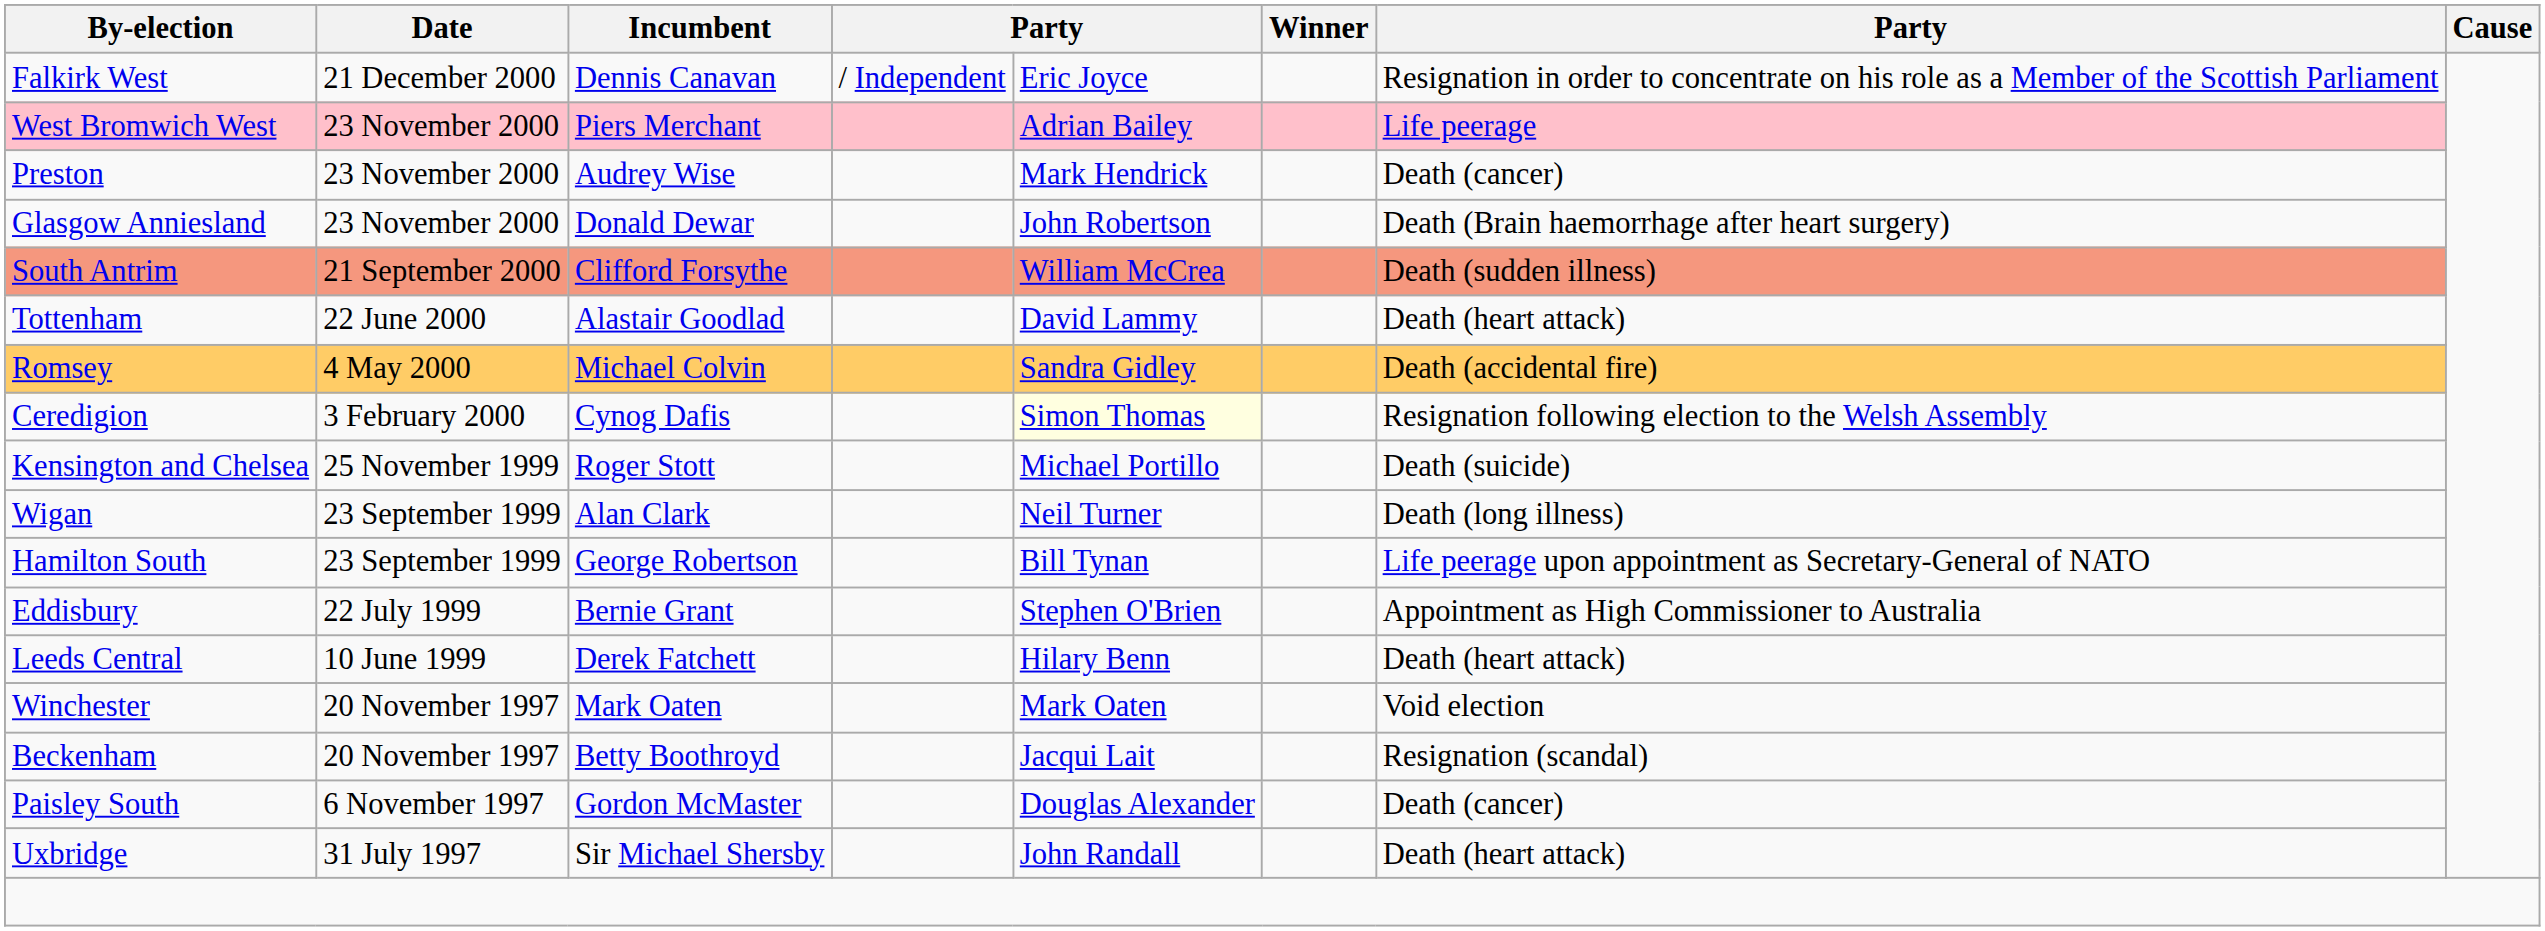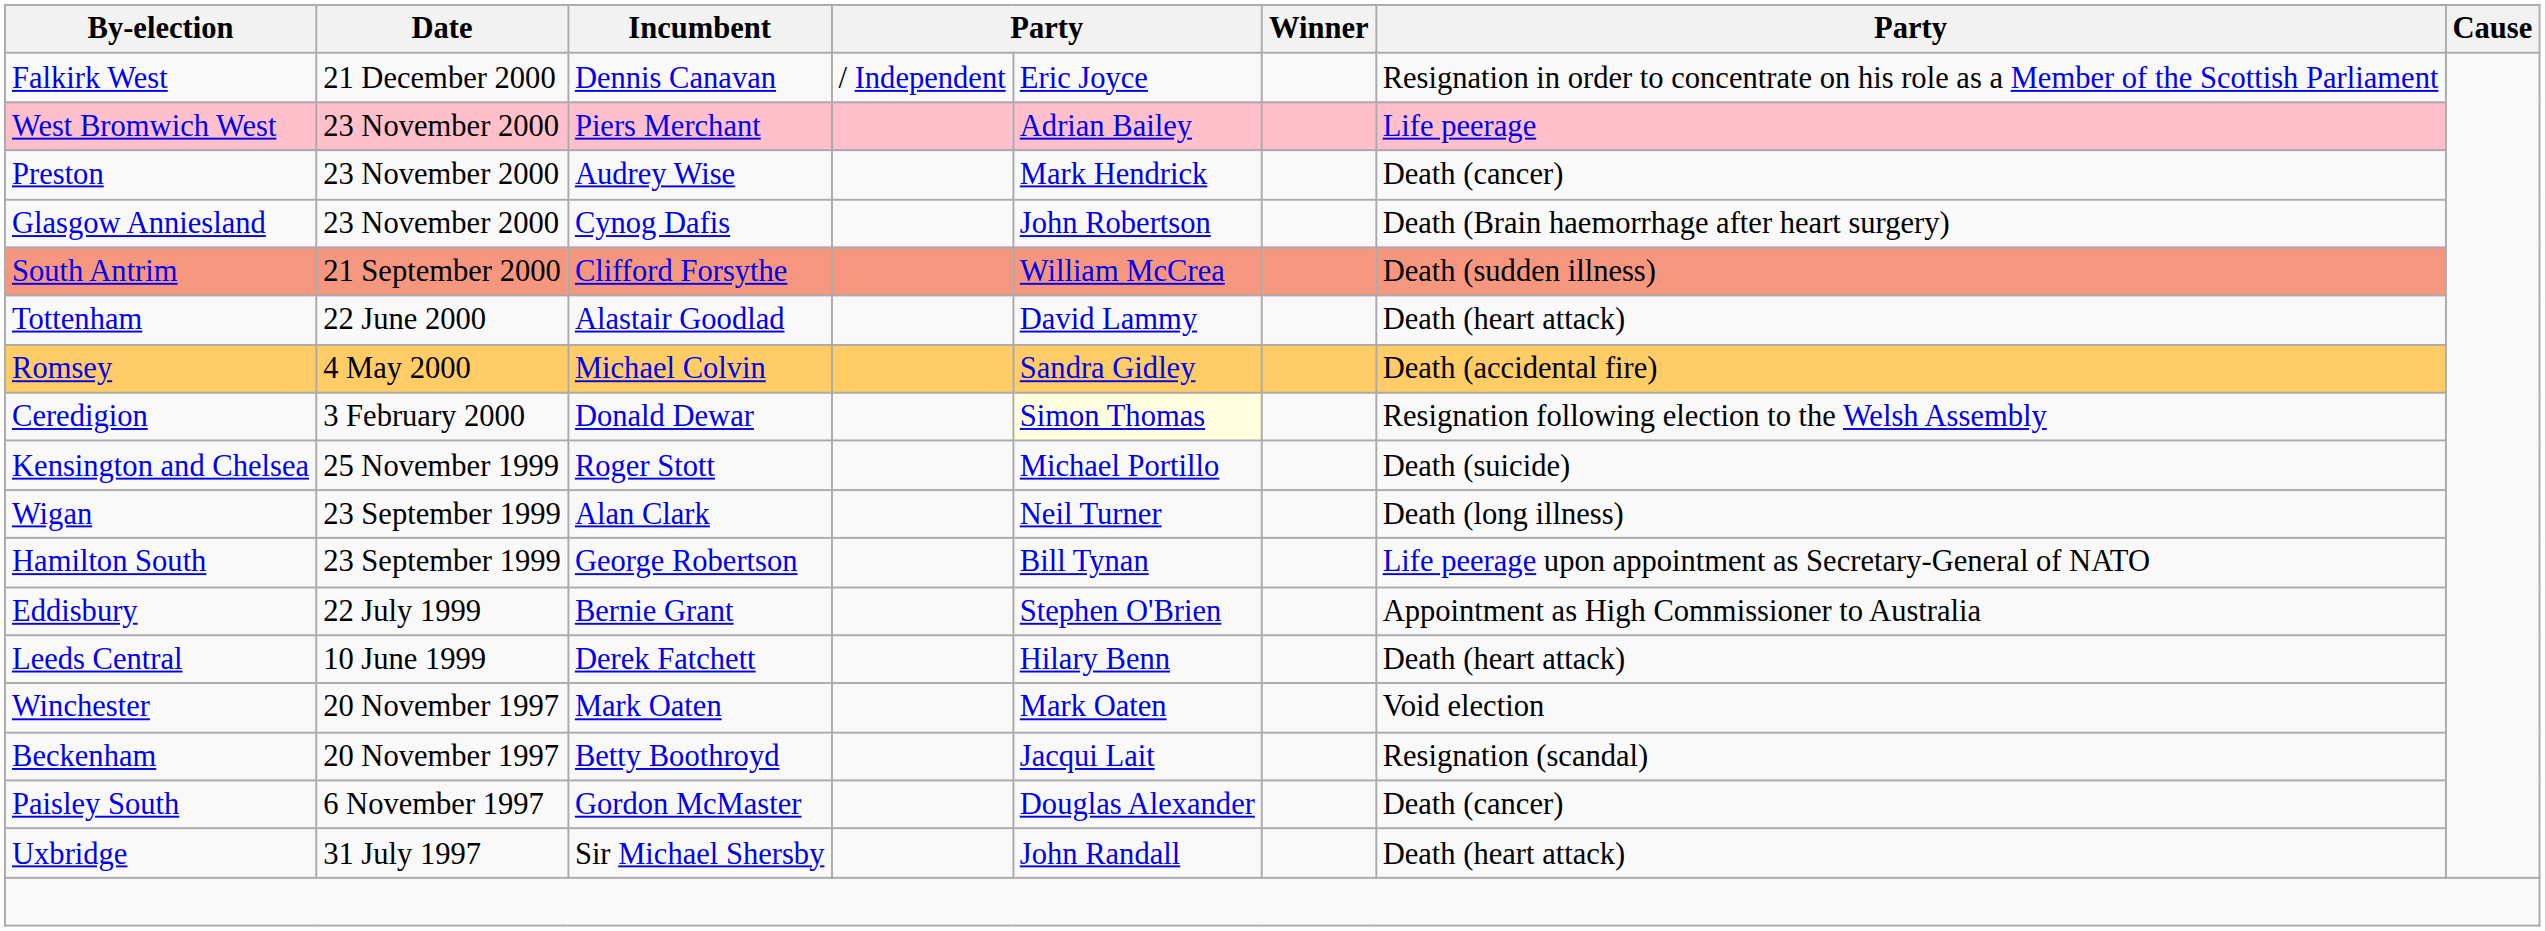(664, 222) Donald Dewar -> (653, 222) Cynog Dafis
(653, 416) Cynog Dafis -> (664, 416) Donald Dewar
